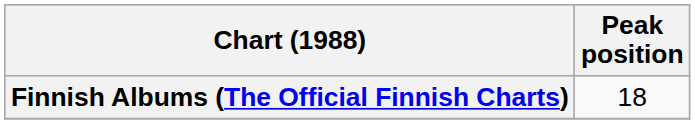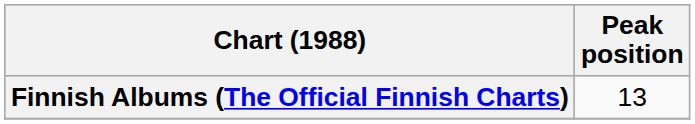(632, 97) 18 -> (632, 97) 13
